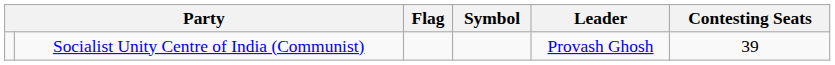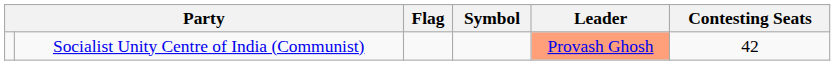(601, 45) no background -> (601, 45) lightsalmon background
(750, 45) 39 -> (750, 45) 42
